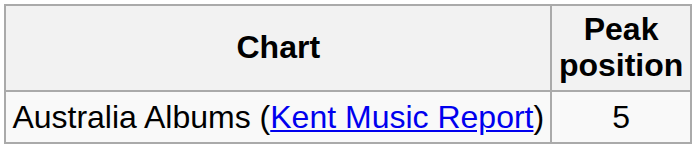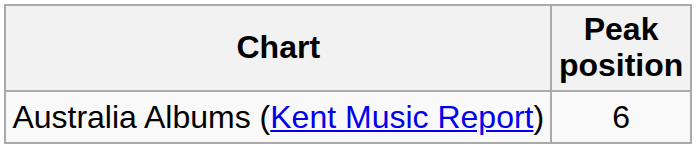(621, 116) 5 -> (621, 116) 6
